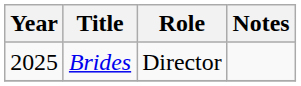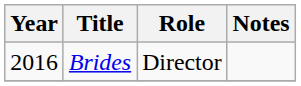(34, 61) 2025 -> (34, 61) 2016
